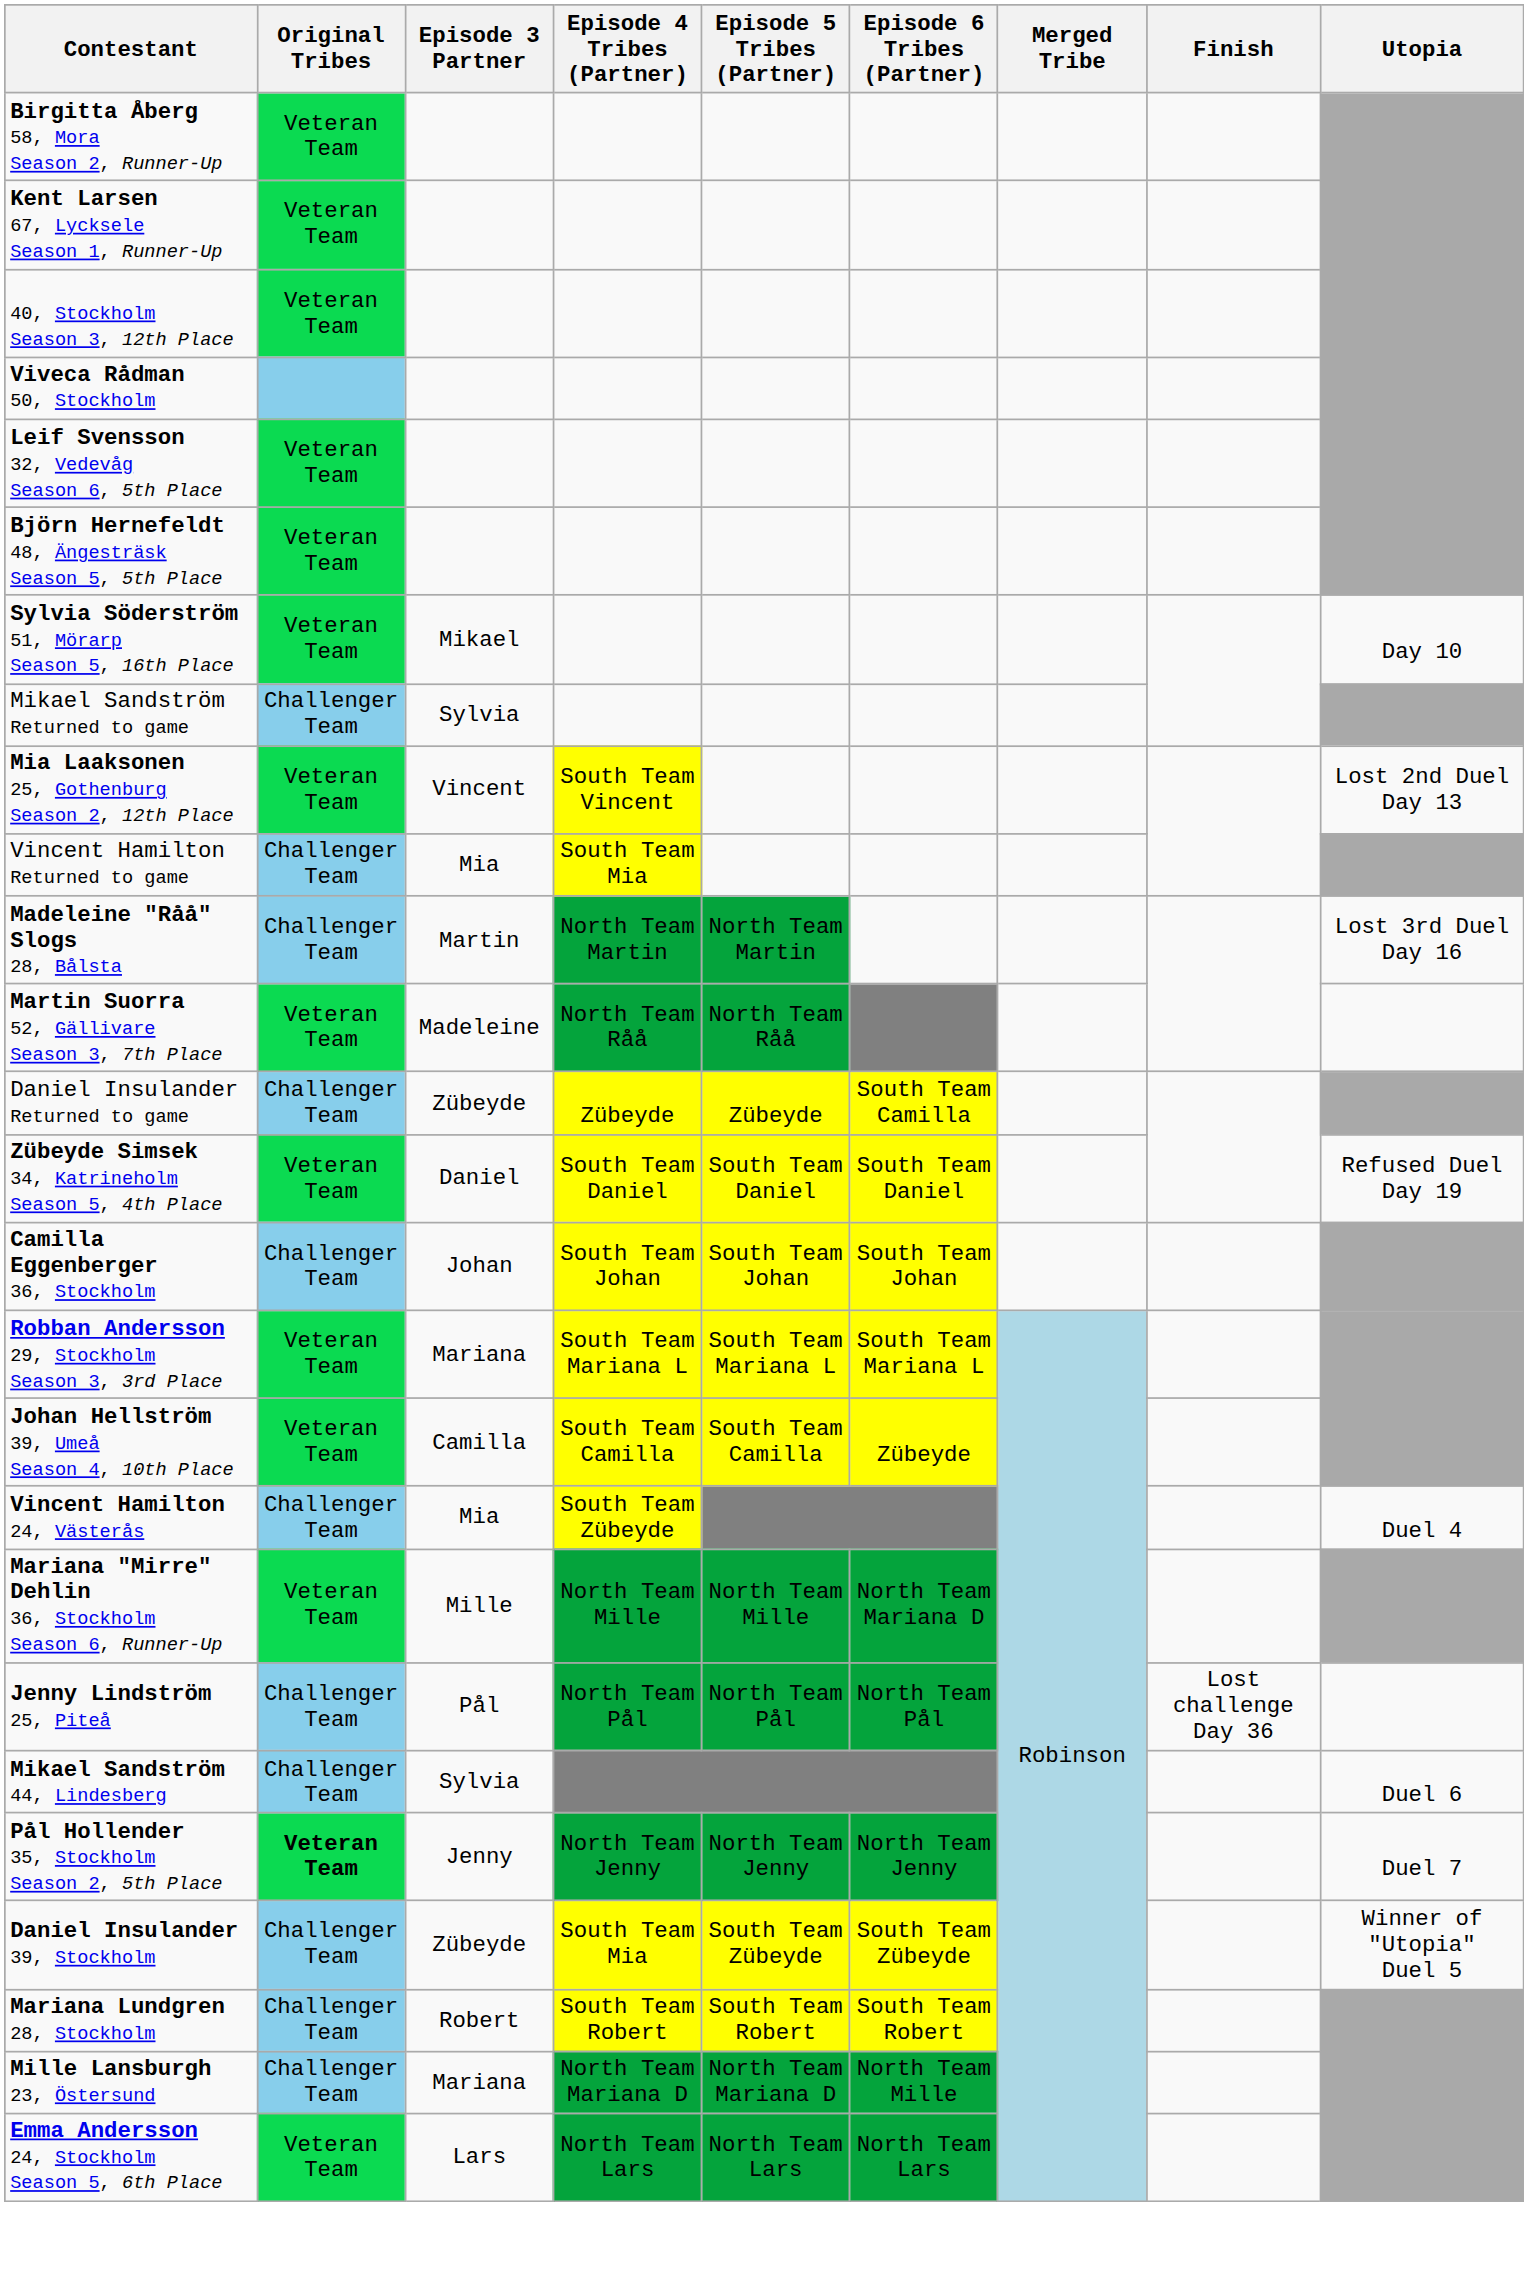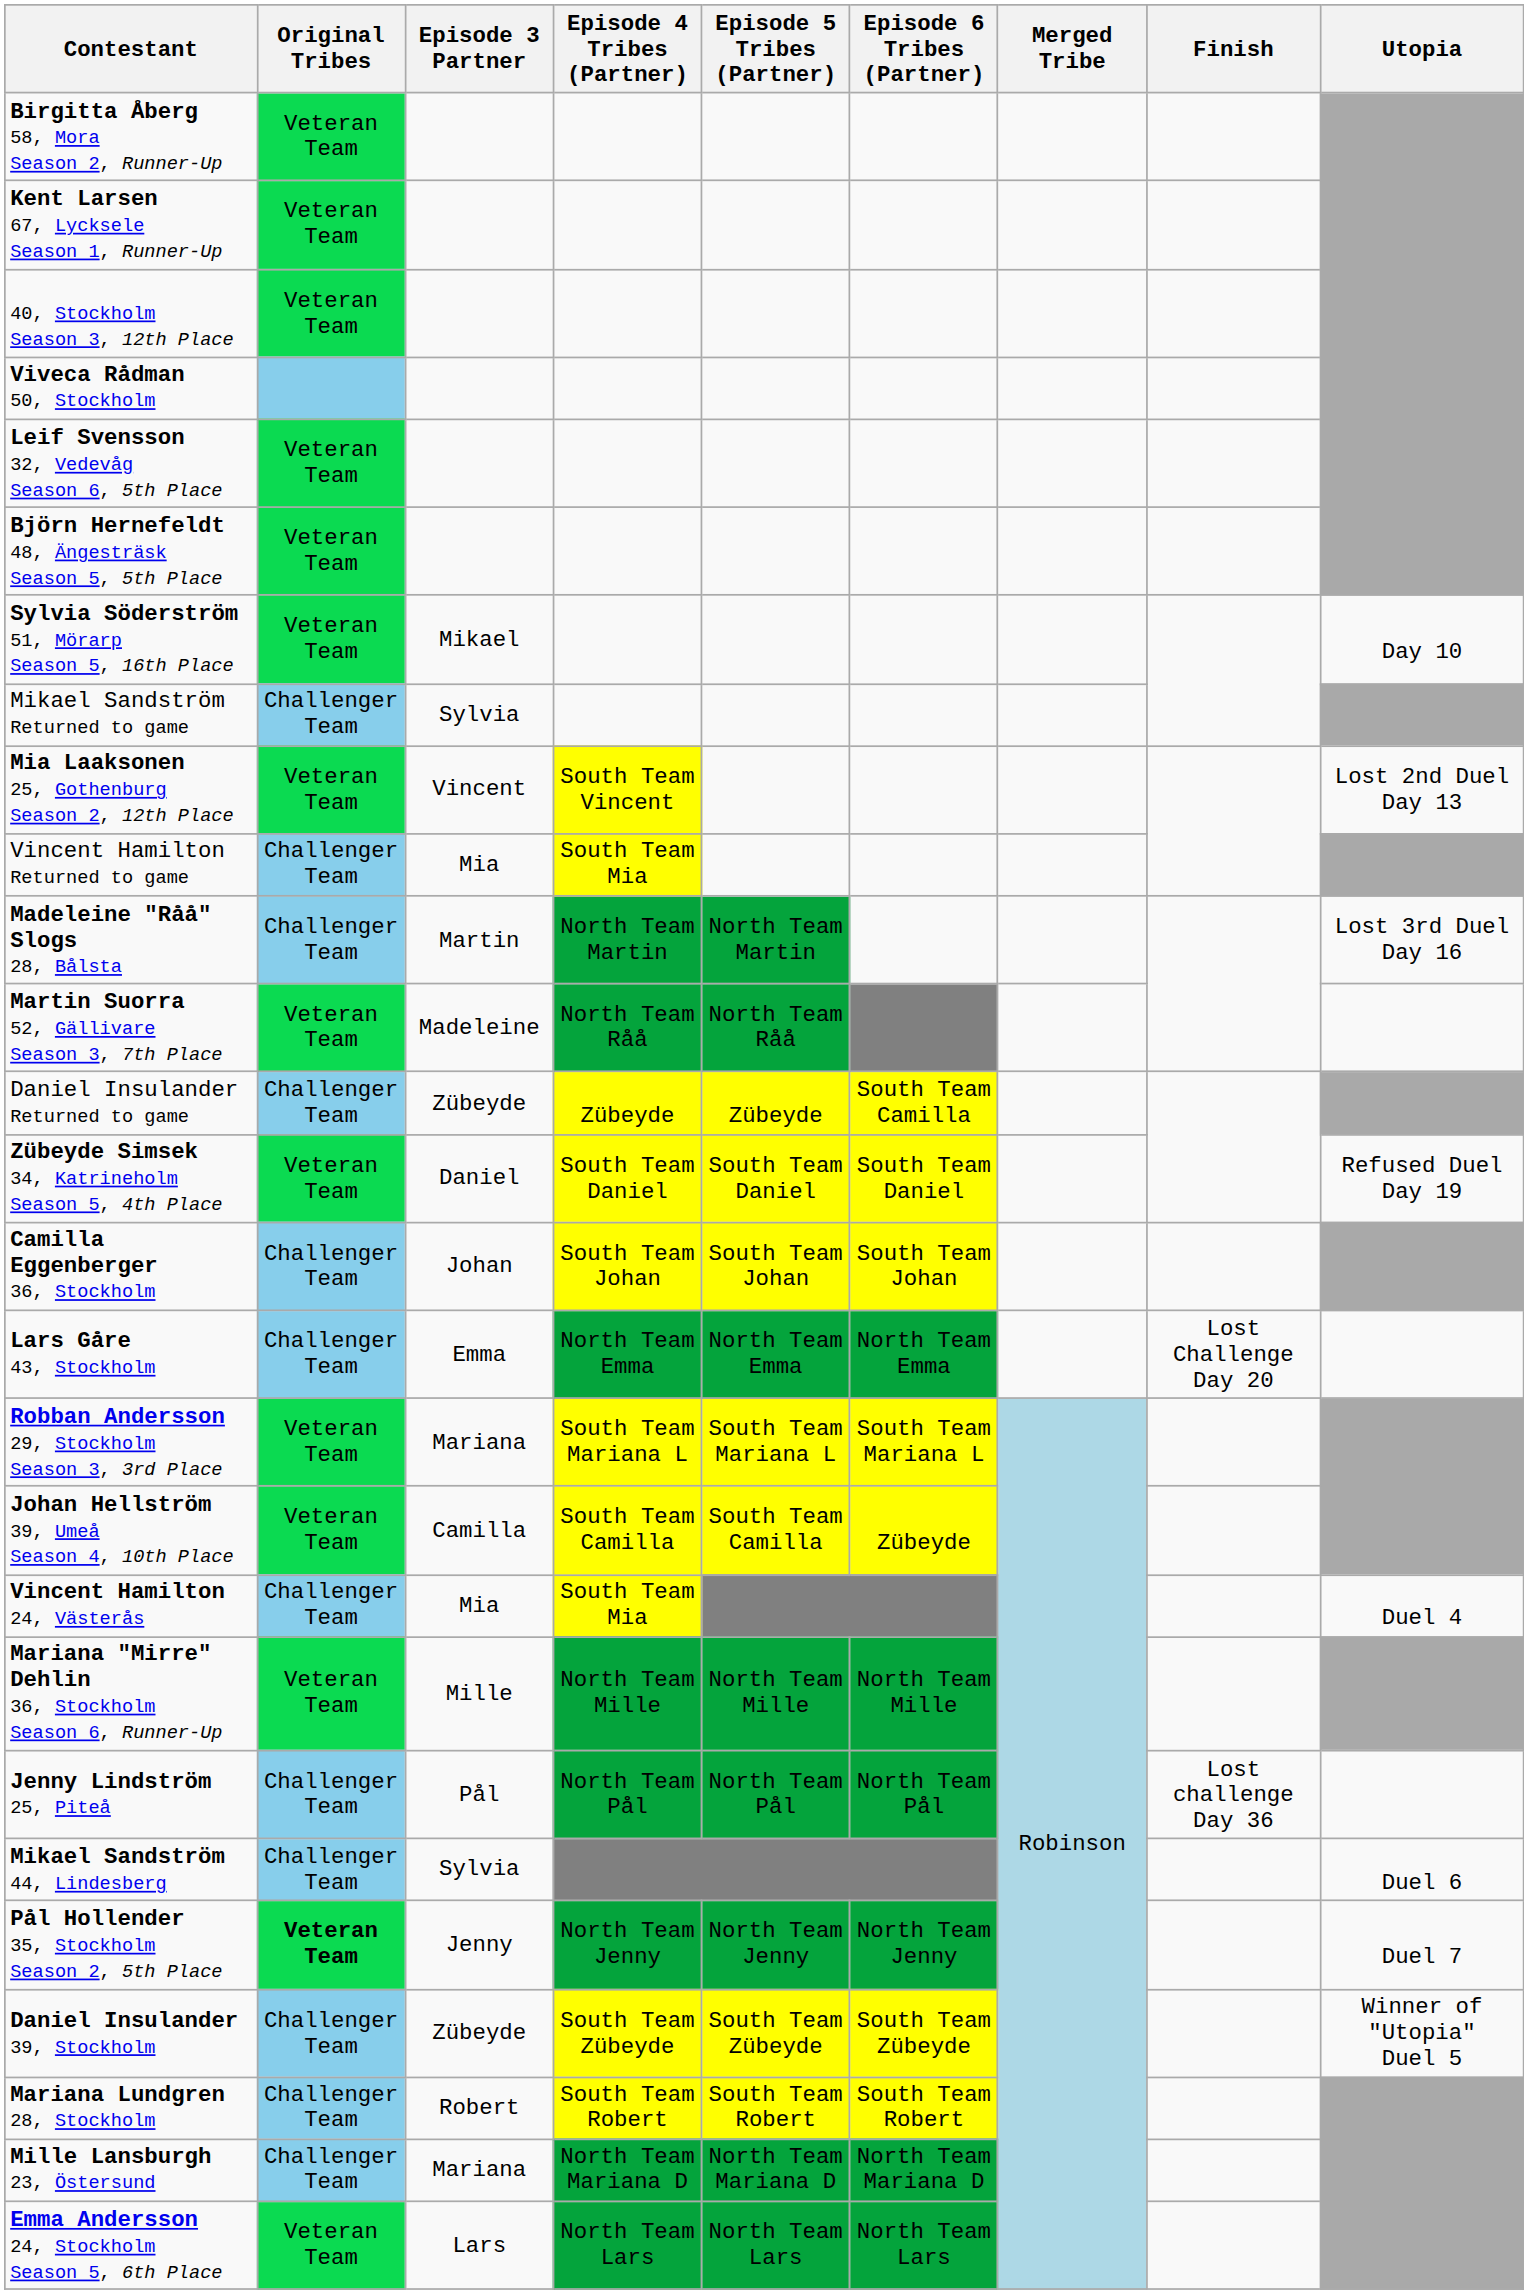+ row: (83, 1354)
(627, 1518) South Team Zübeyde -> (627, 1606) South Team Mia
(924, 1606) North Team Mariana D -> (924, 1694) North Team Mille
(627, 1945) South Team Mia -> (627, 2033) South Team Zübeyde
(924, 2082) North Team Mille -> (924, 2170) North Team Mariana D
